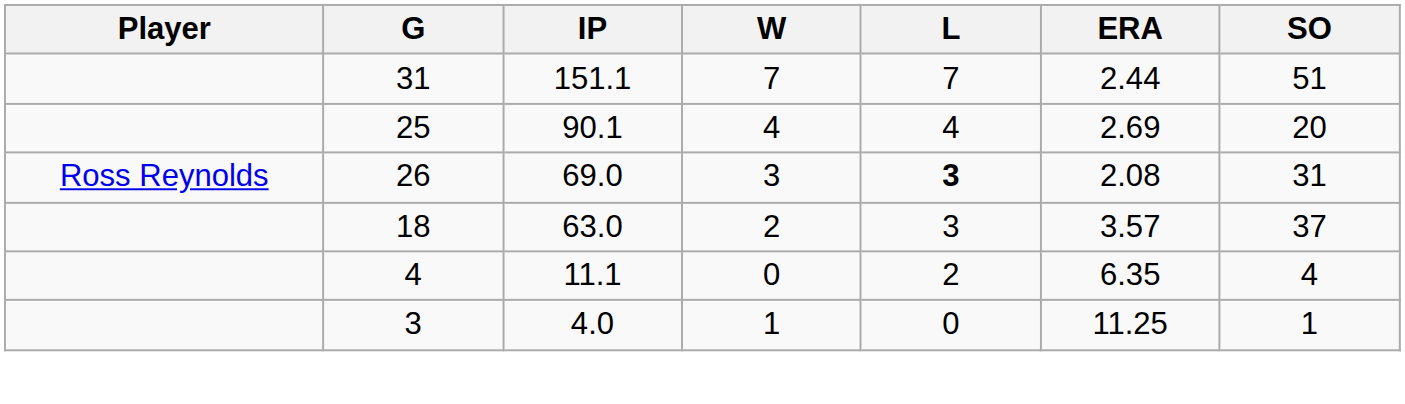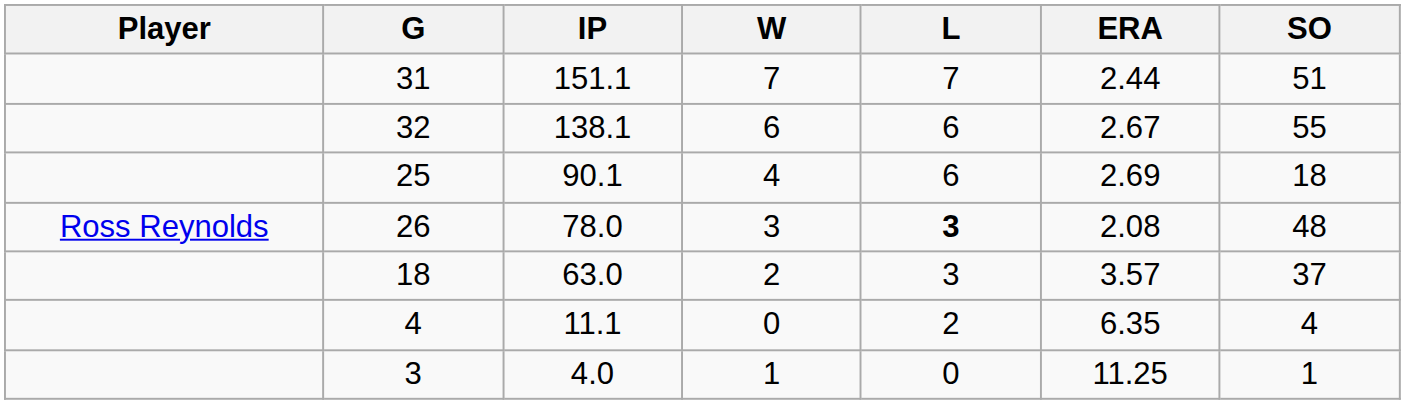+ row: (413, 127)
(951, 127) 4 -> (951, 176) 6
(1309, 127) 20 -> (1309, 176) 18
(592, 176) 69.0 -> (592, 226) 78.0
(1309, 176) 31 -> (1309, 226) 48
